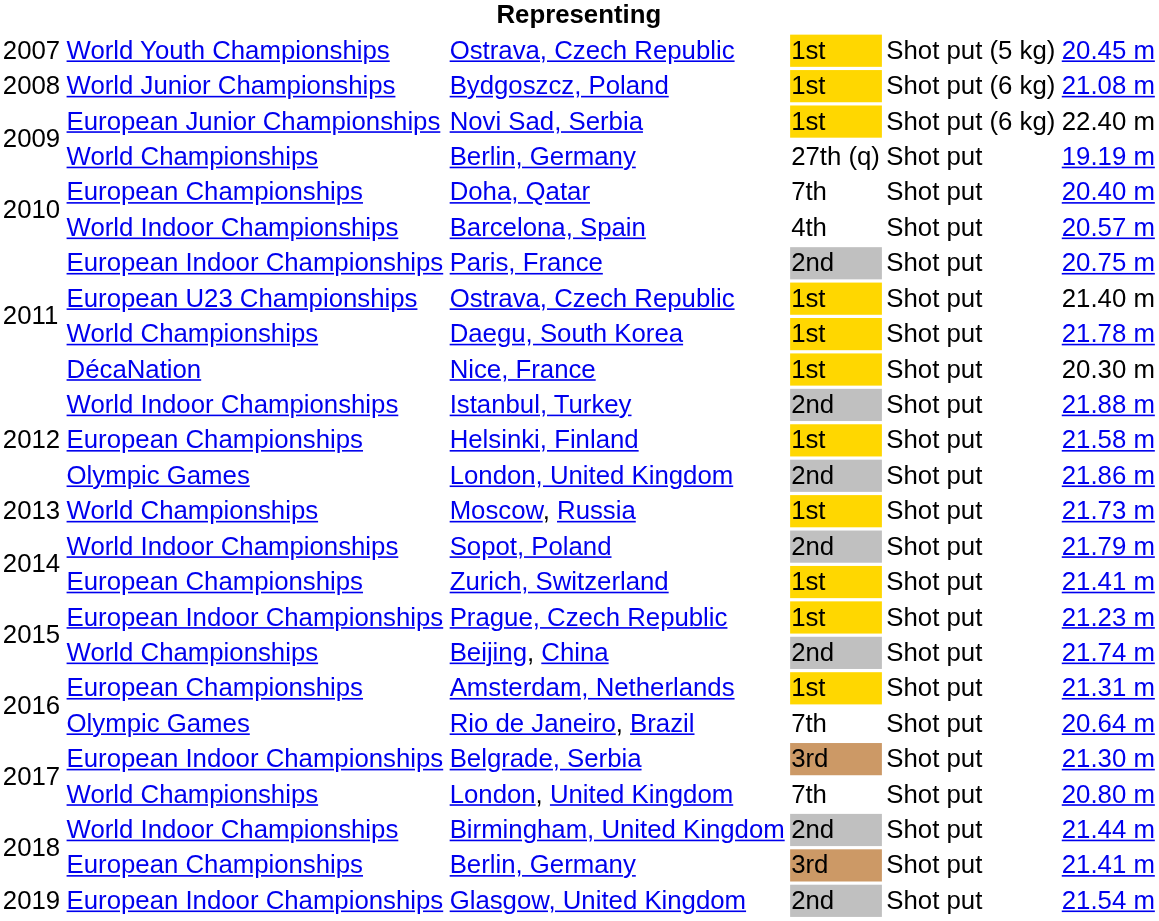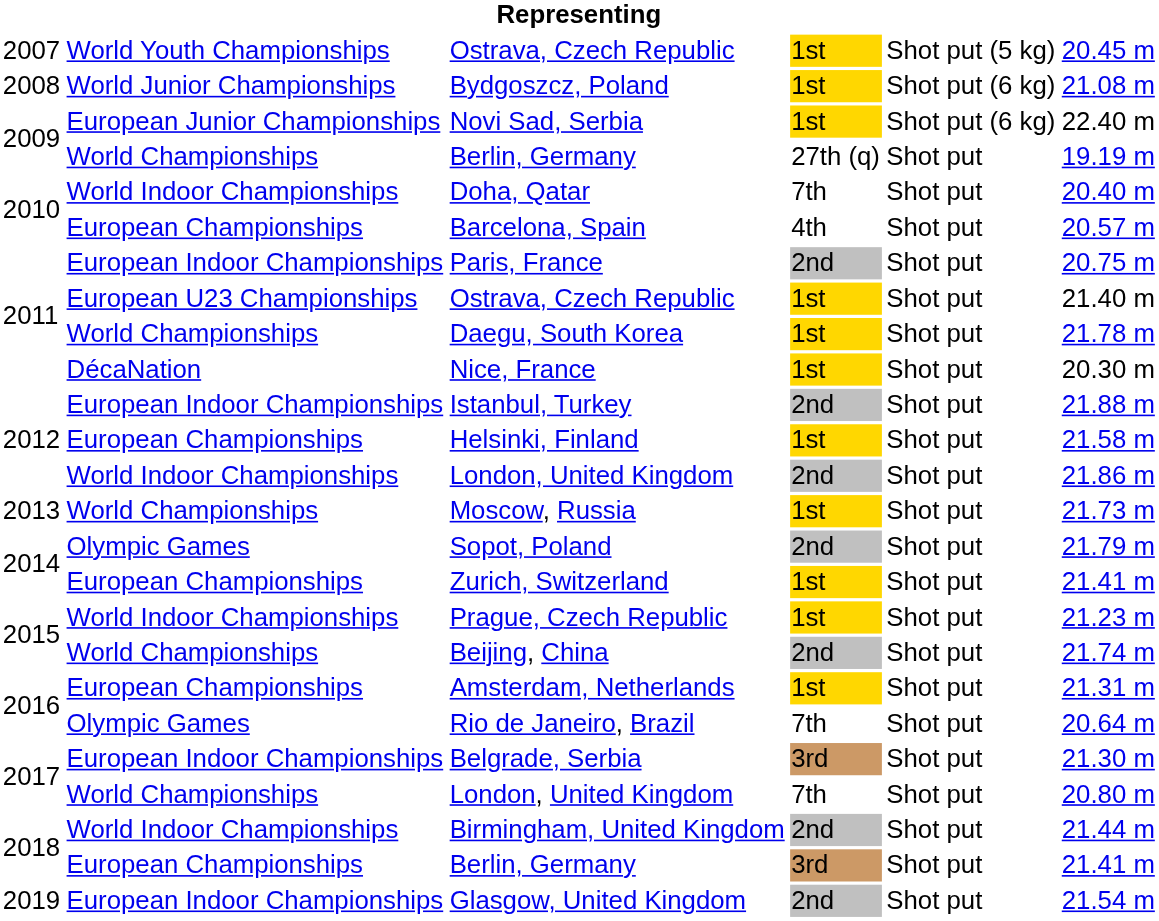(215, 192) European Championships -> (232, 192) World Indoor Championships
(232, 227) World Indoor Championships -> (215, 227) European Championships
(232, 404) World Indoor Championships -> (255, 404) European Indoor Championships
(158, 475) Olympic Games -> (232, 475) World Indoor Championships
(232, 546) World Indoor Championships -> (158, 546) Olympic Games
(255, 617) European Indoor Championships -> (232, 617) World Indoor Championships
